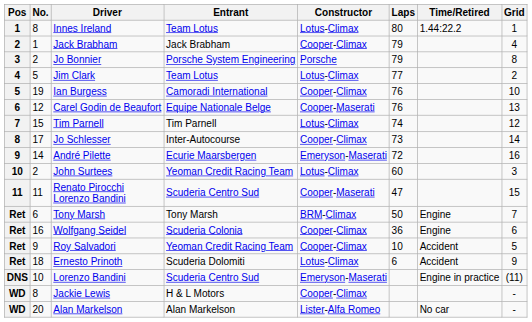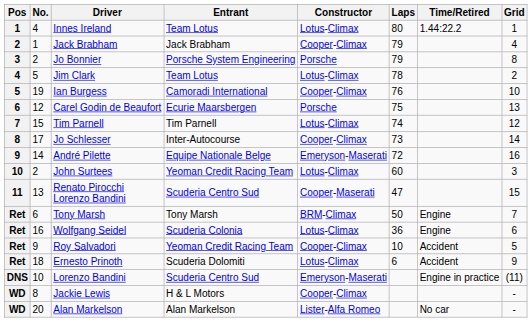(35, 28) 8 -> (35, 28) 4
(397, 76) 77 -> (397, 76) 78
(218, 108) Equipe Nationale Belge -> (211, 108) Ecurie Maarsbergen
(337, 108) Cooper-Maserati -> (318, 108) Porsche
(397, 108) 76 -> (397, 108) 75
(211, 155) Ecurie Maarsbergen -> (218, 155) Equipe Nationale Belge
(38, 193) 11 -> (38, 193) 13
(333, 230) Cooper-Climax -> (329, 230) Lotus-Climax
